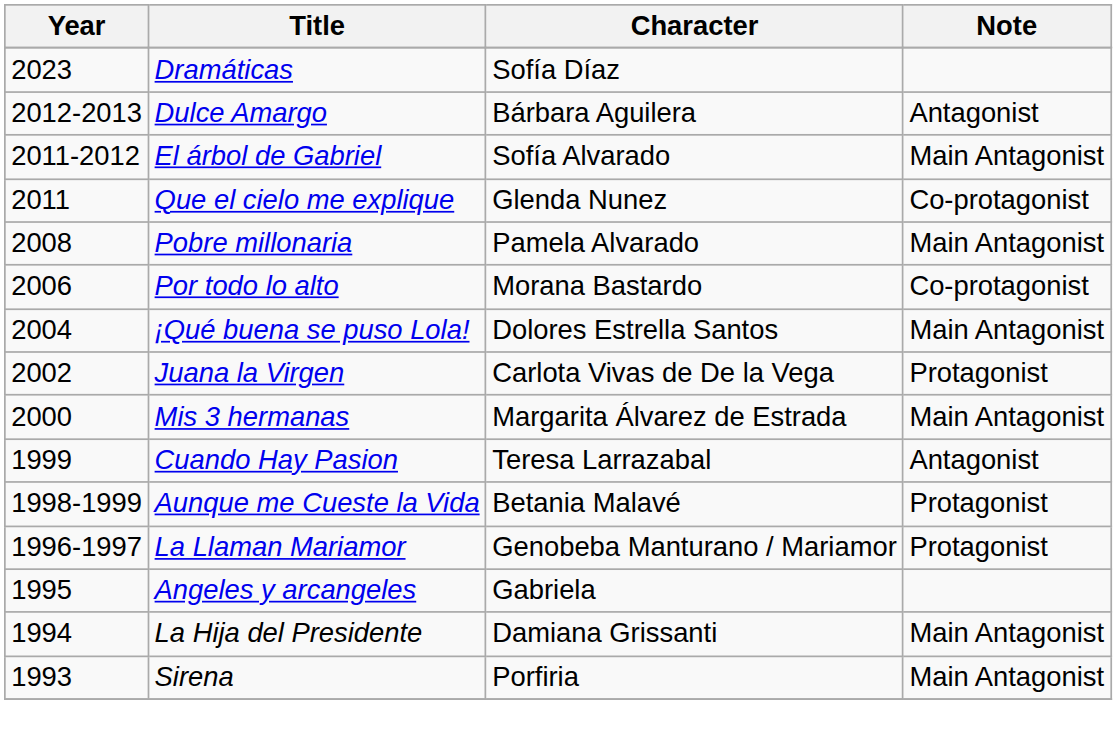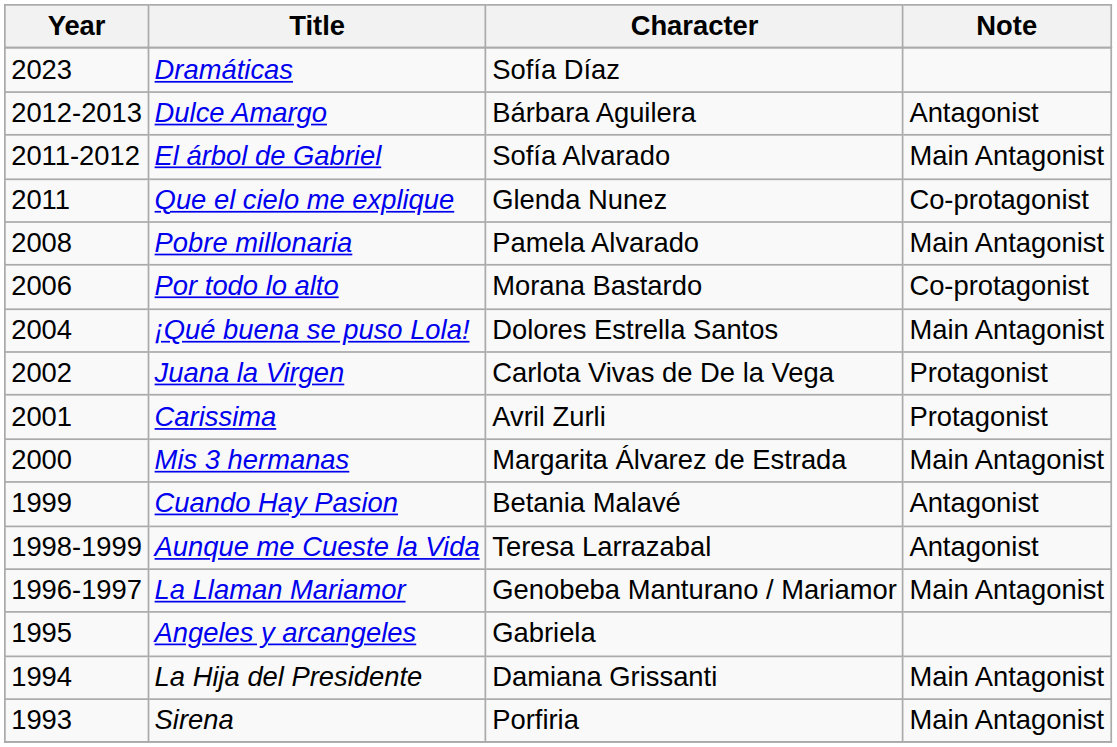+ row: (215, 416)
(602, 460) Teresa Larrazabal -> (587, 503) Betania Malavé
(587, 503) Betania Malavé -> (602, 546) Teresa Larrazabal
(979, 503) Protagonist -> (974, 546) Antagonist
(979, 546) Protagonist -> (1007, 590) Main Antagonist
